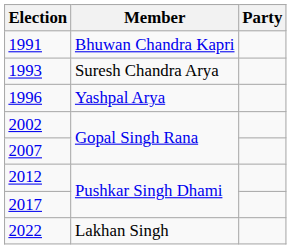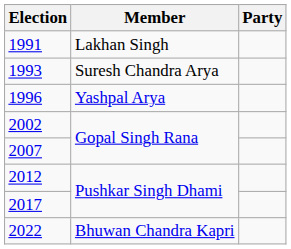(155, 44) Bhuwan Chandra Kapri -> (122, 44) Lakhan Singh
(122, 230) Lakhan Singh -> (155, 230) Bhuwan Chandra Kapri
